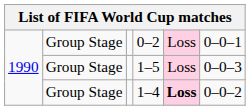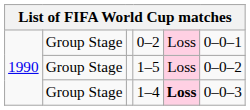(223, 67) 0–0–3 -> (223, 67) 0–0–2
(223, 93) 0–0–2 -> (223, 93) 0–0–3
